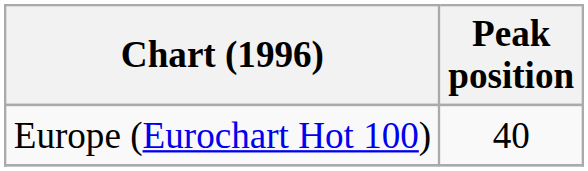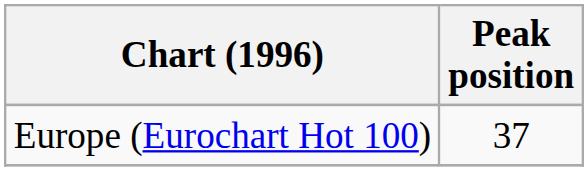(511, 134) 40 -> (511, 134) 37
